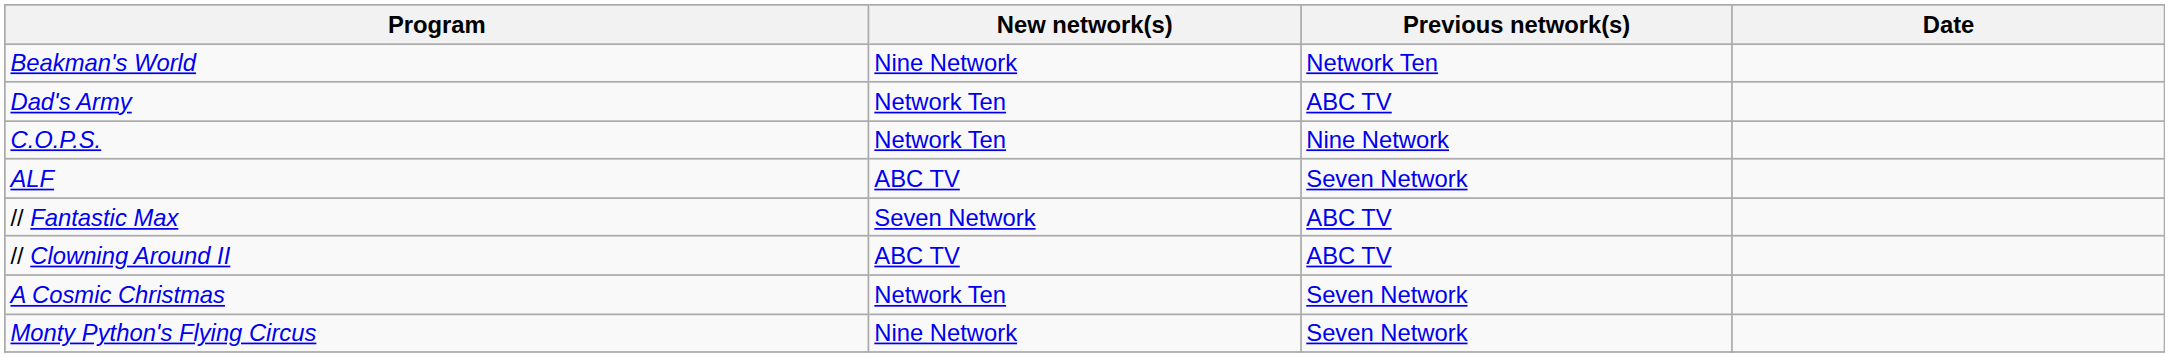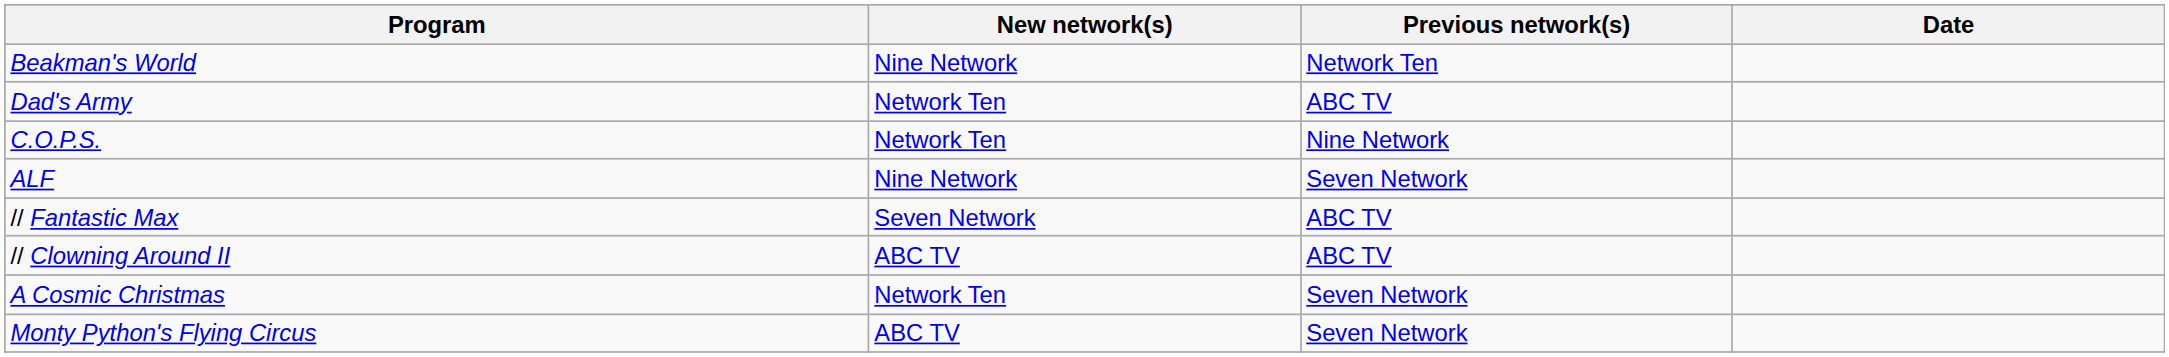(917, 178) ABC TV -> (946, 178) Nine Network
(946, 333) Nine Network -> (917, 333) ABC TV
